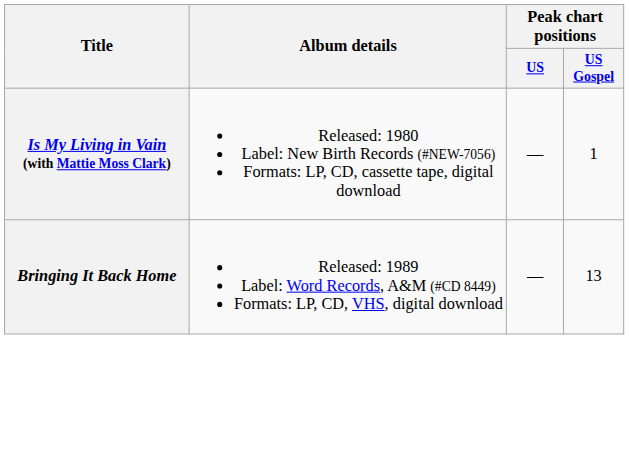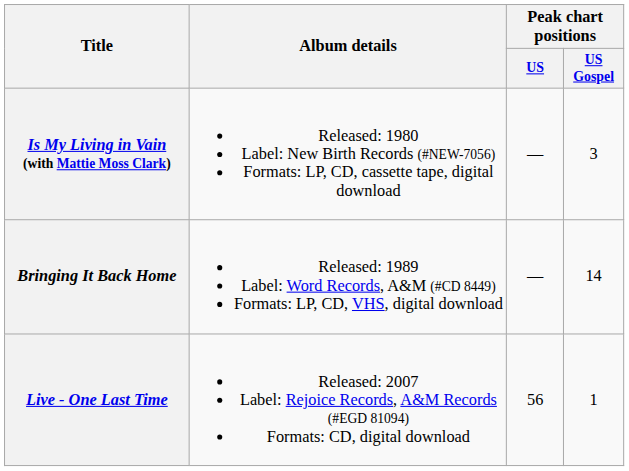(594, 153) 1 -> (594, 153) 3
(594, 276) 13 -> (594, 276) 14
+ row: (97, 399)
